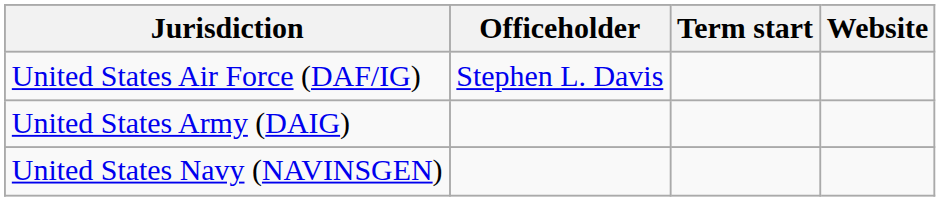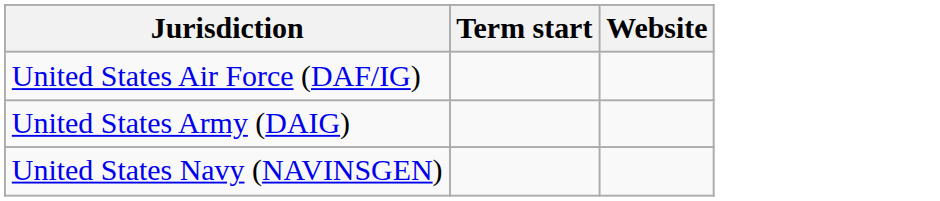- column: (560, 28)
